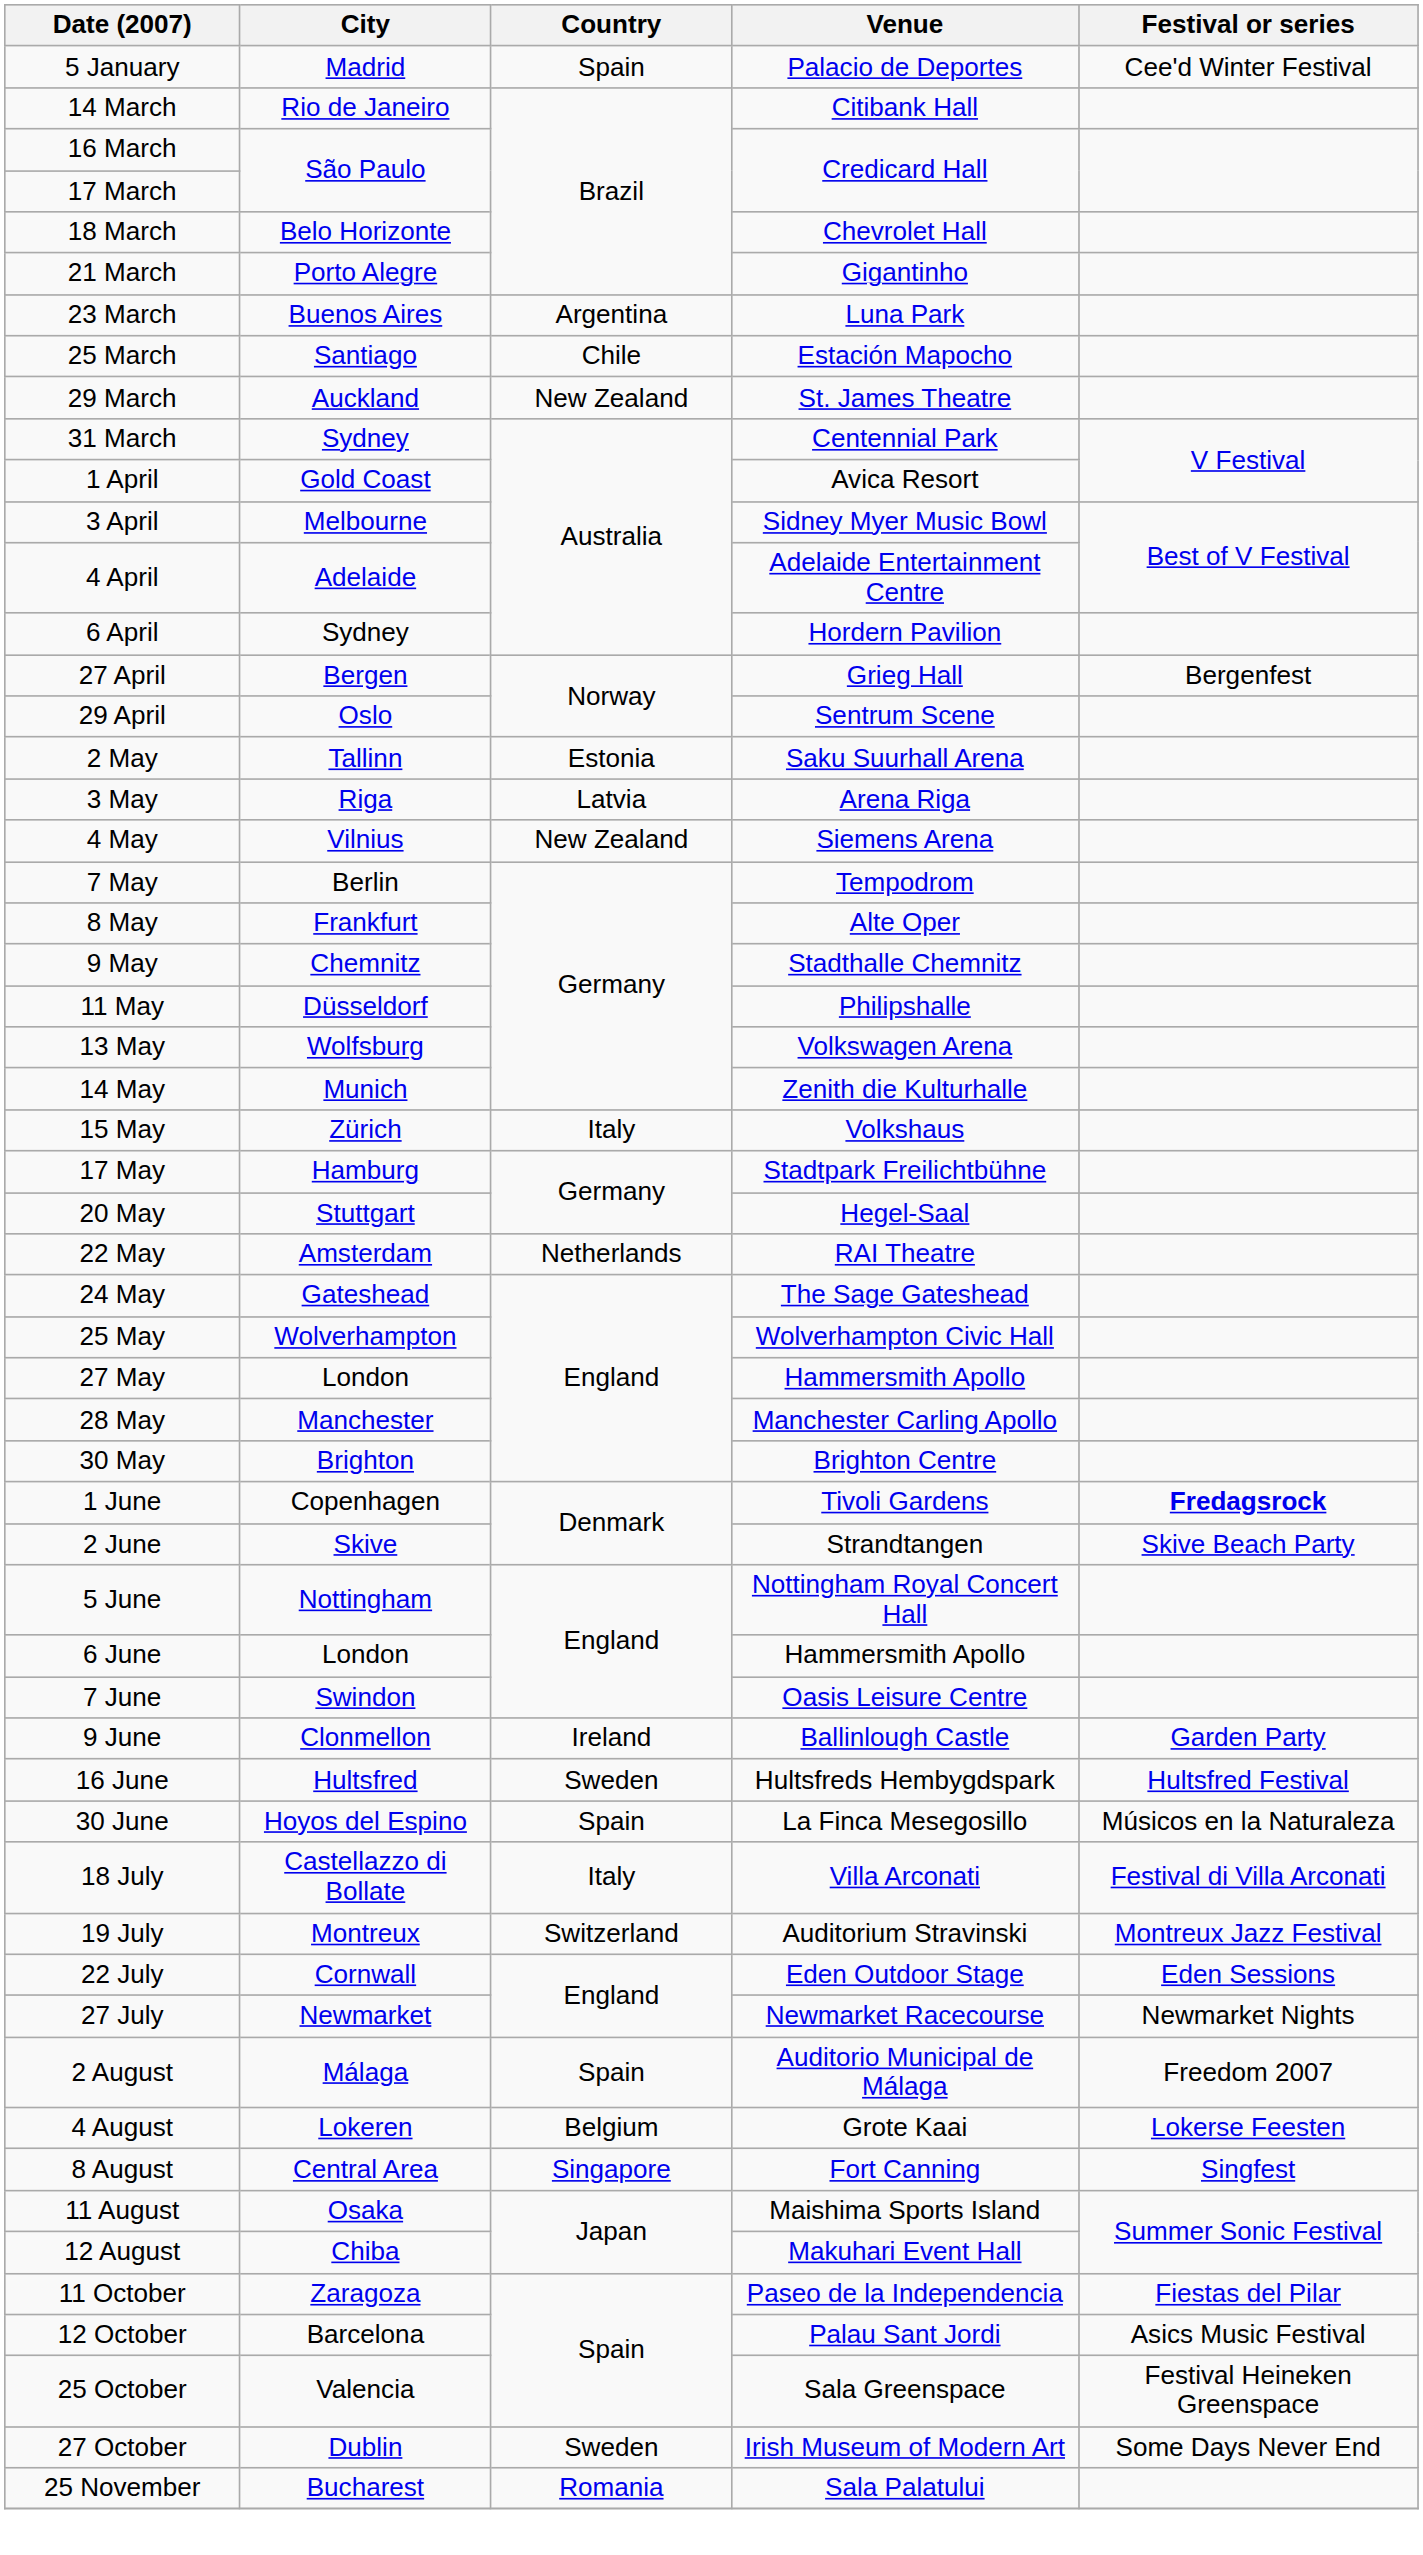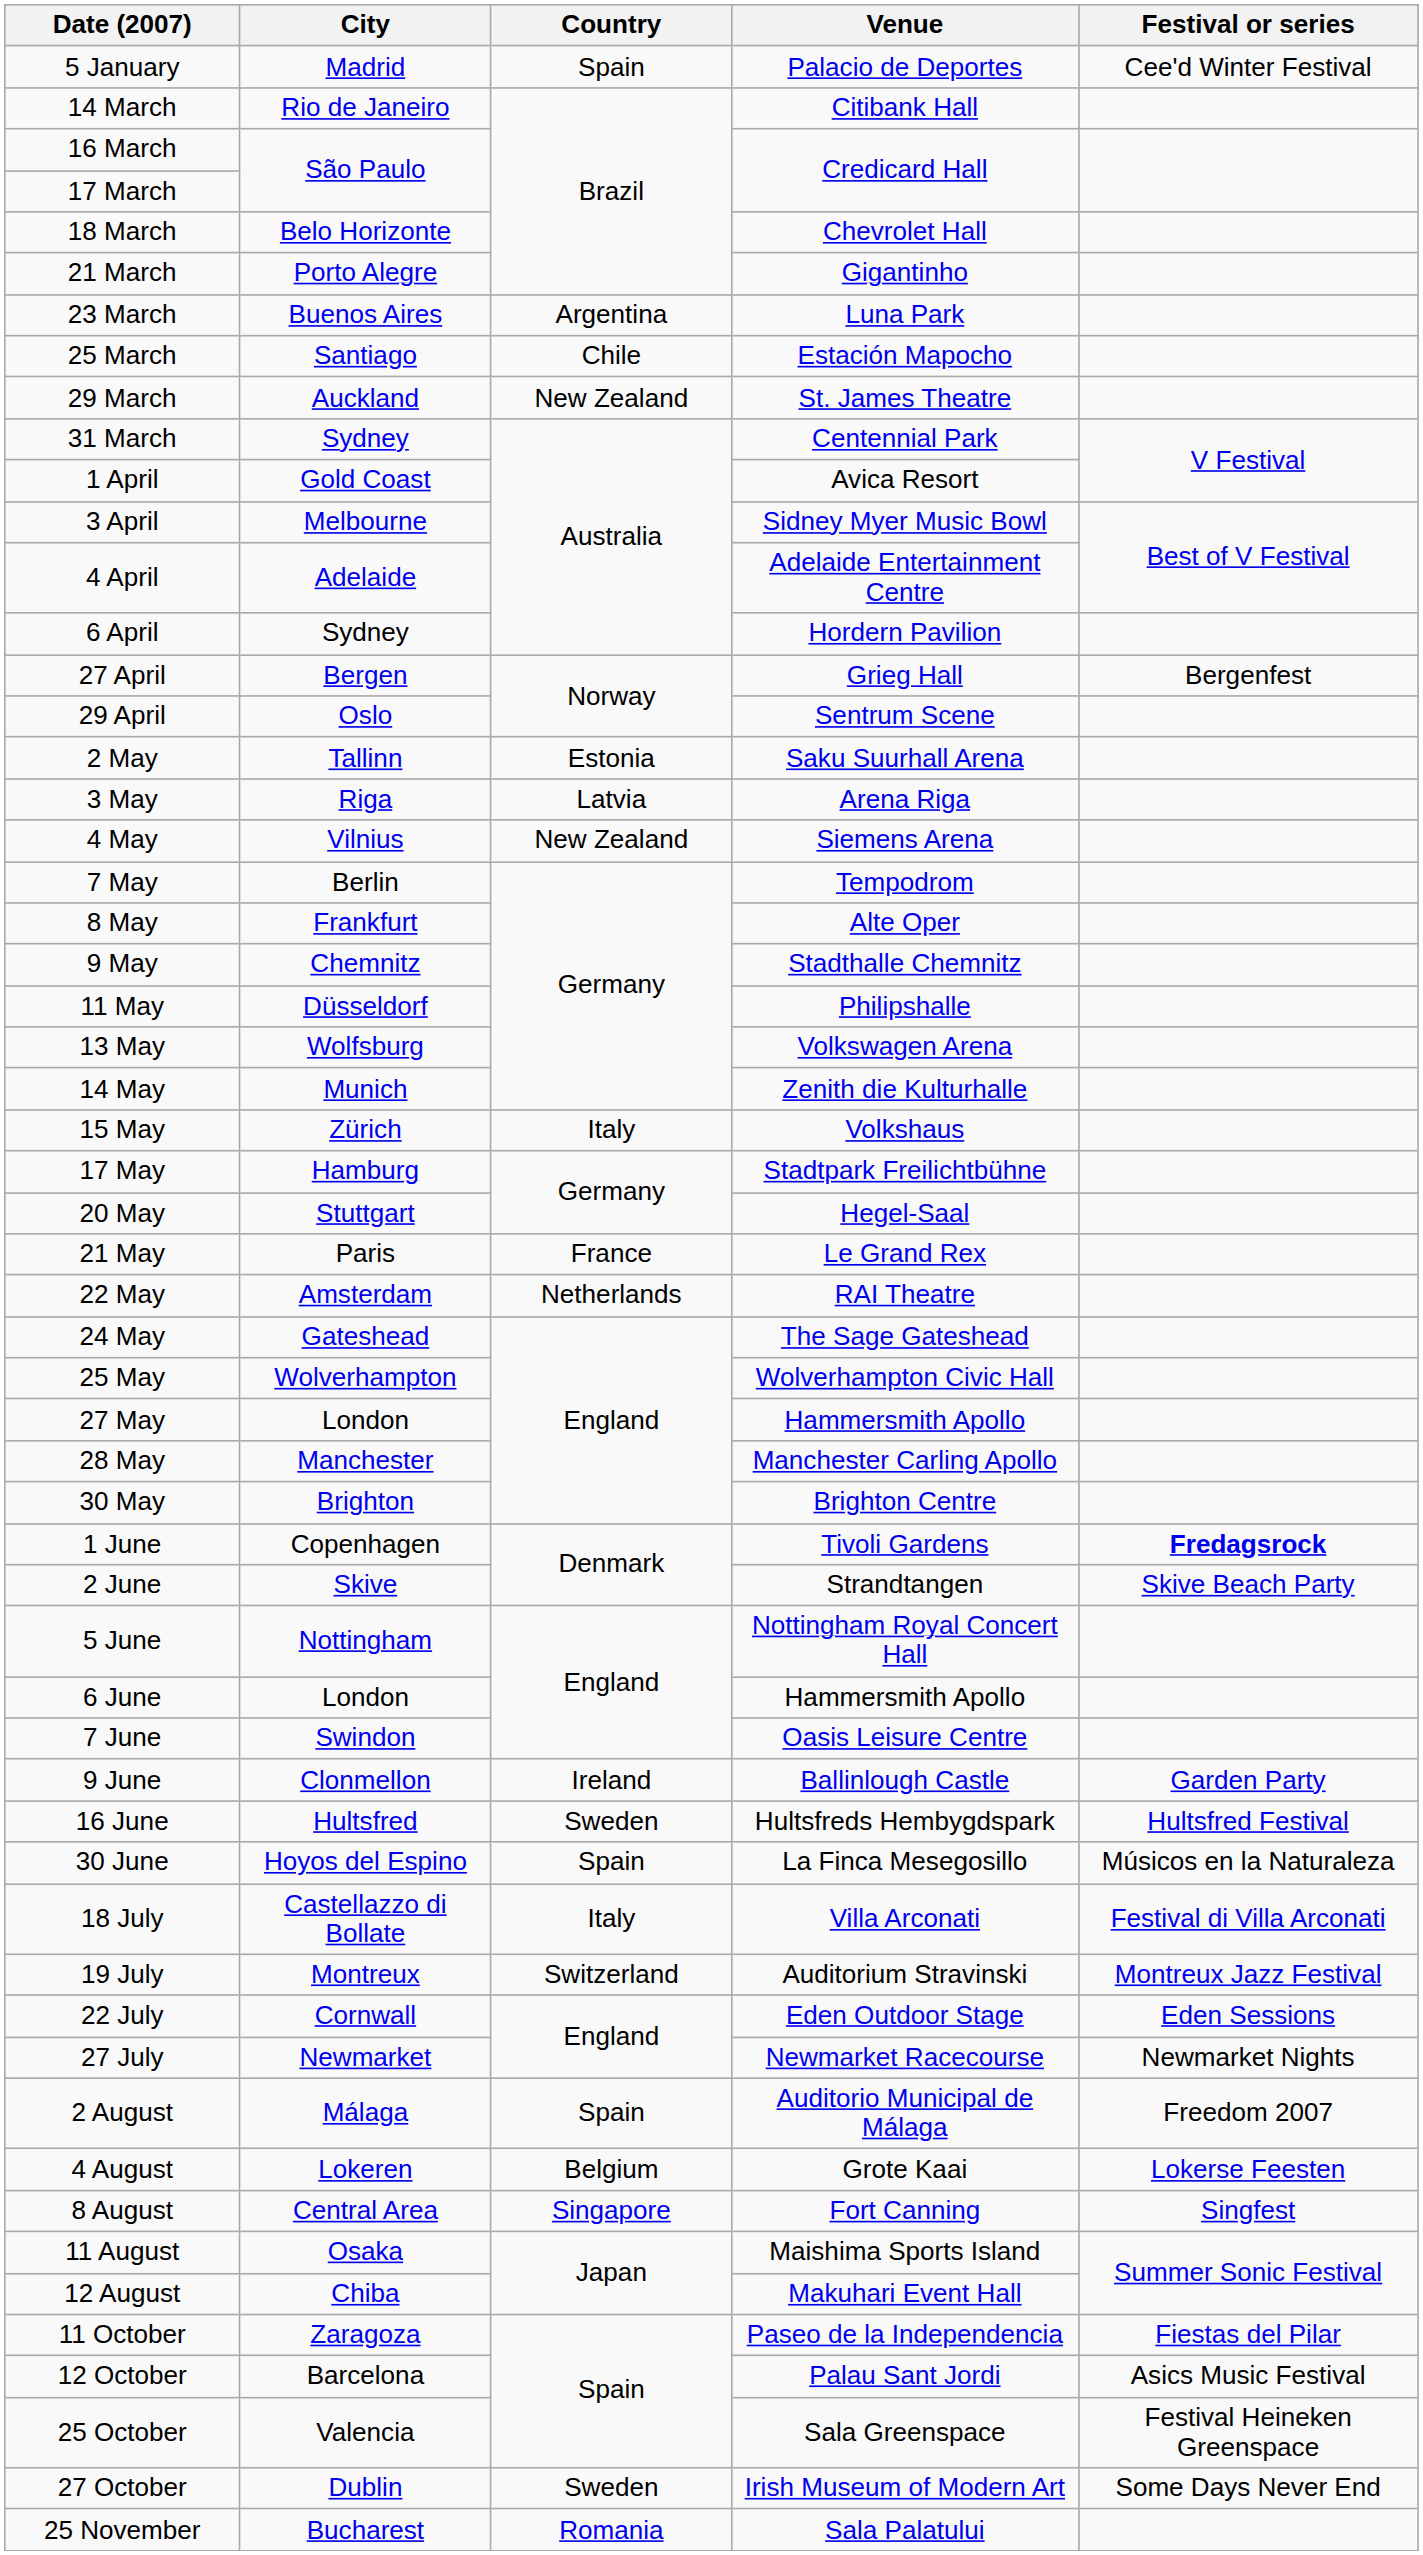+ row: (122, 1253)
